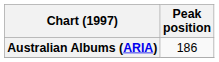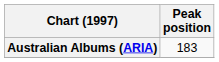(187, 47) 186 -> (187, 47) 183
